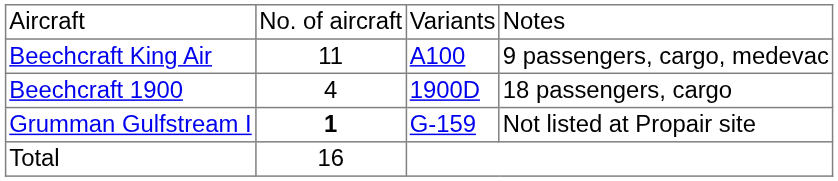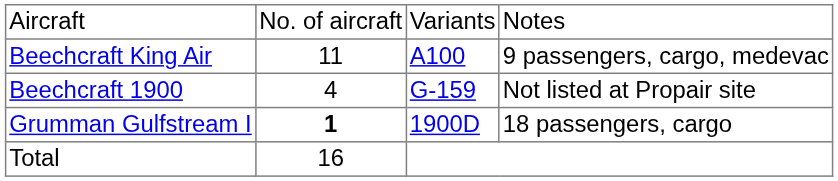(445, 90) 1900D -> (443, 90) G-159
(617, 90) 18 passengers, cargo -> (629, 90) Not listed at Propair site
(443, 124) G-159 -> (445, 124) 1900D
(629, 124) Not listed at Propair site -> (617, 124) 18 passengers, cargo
